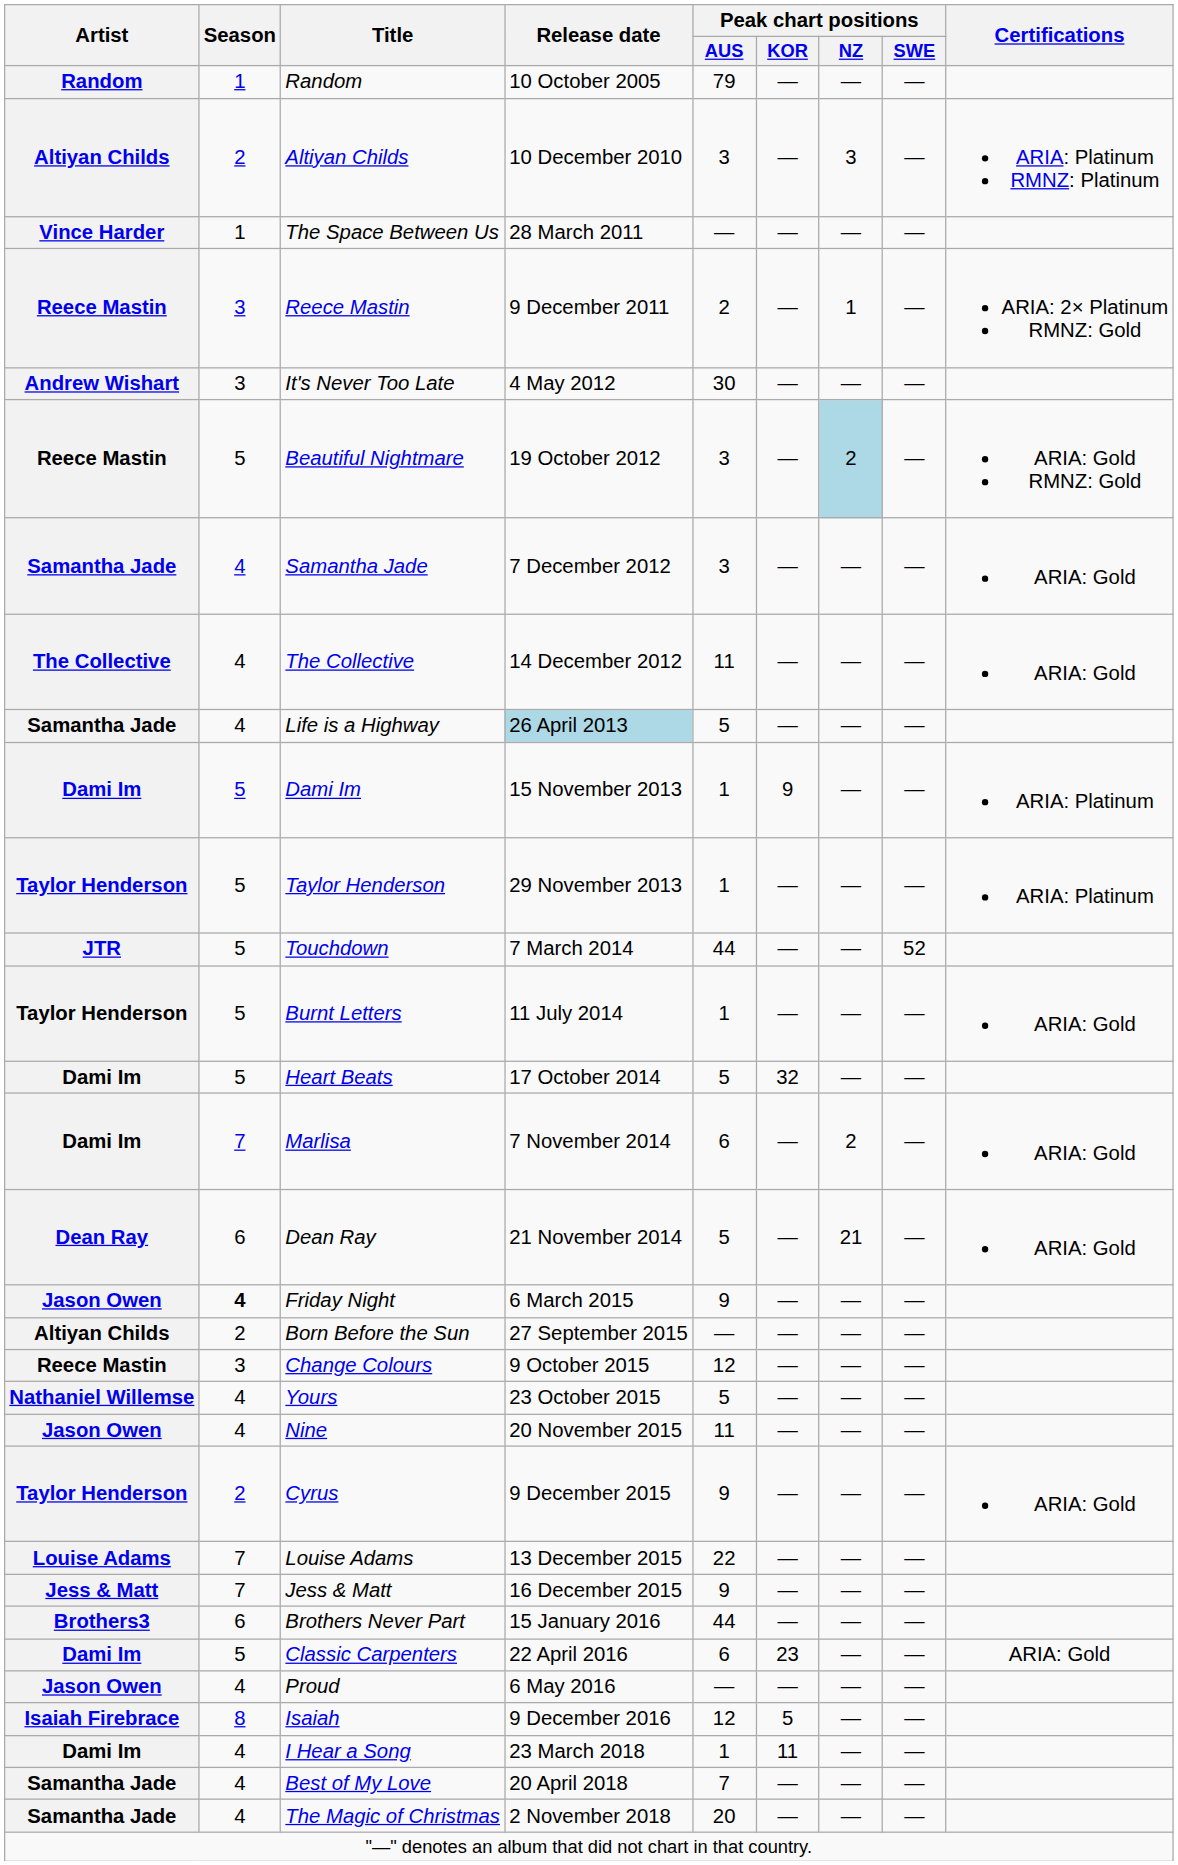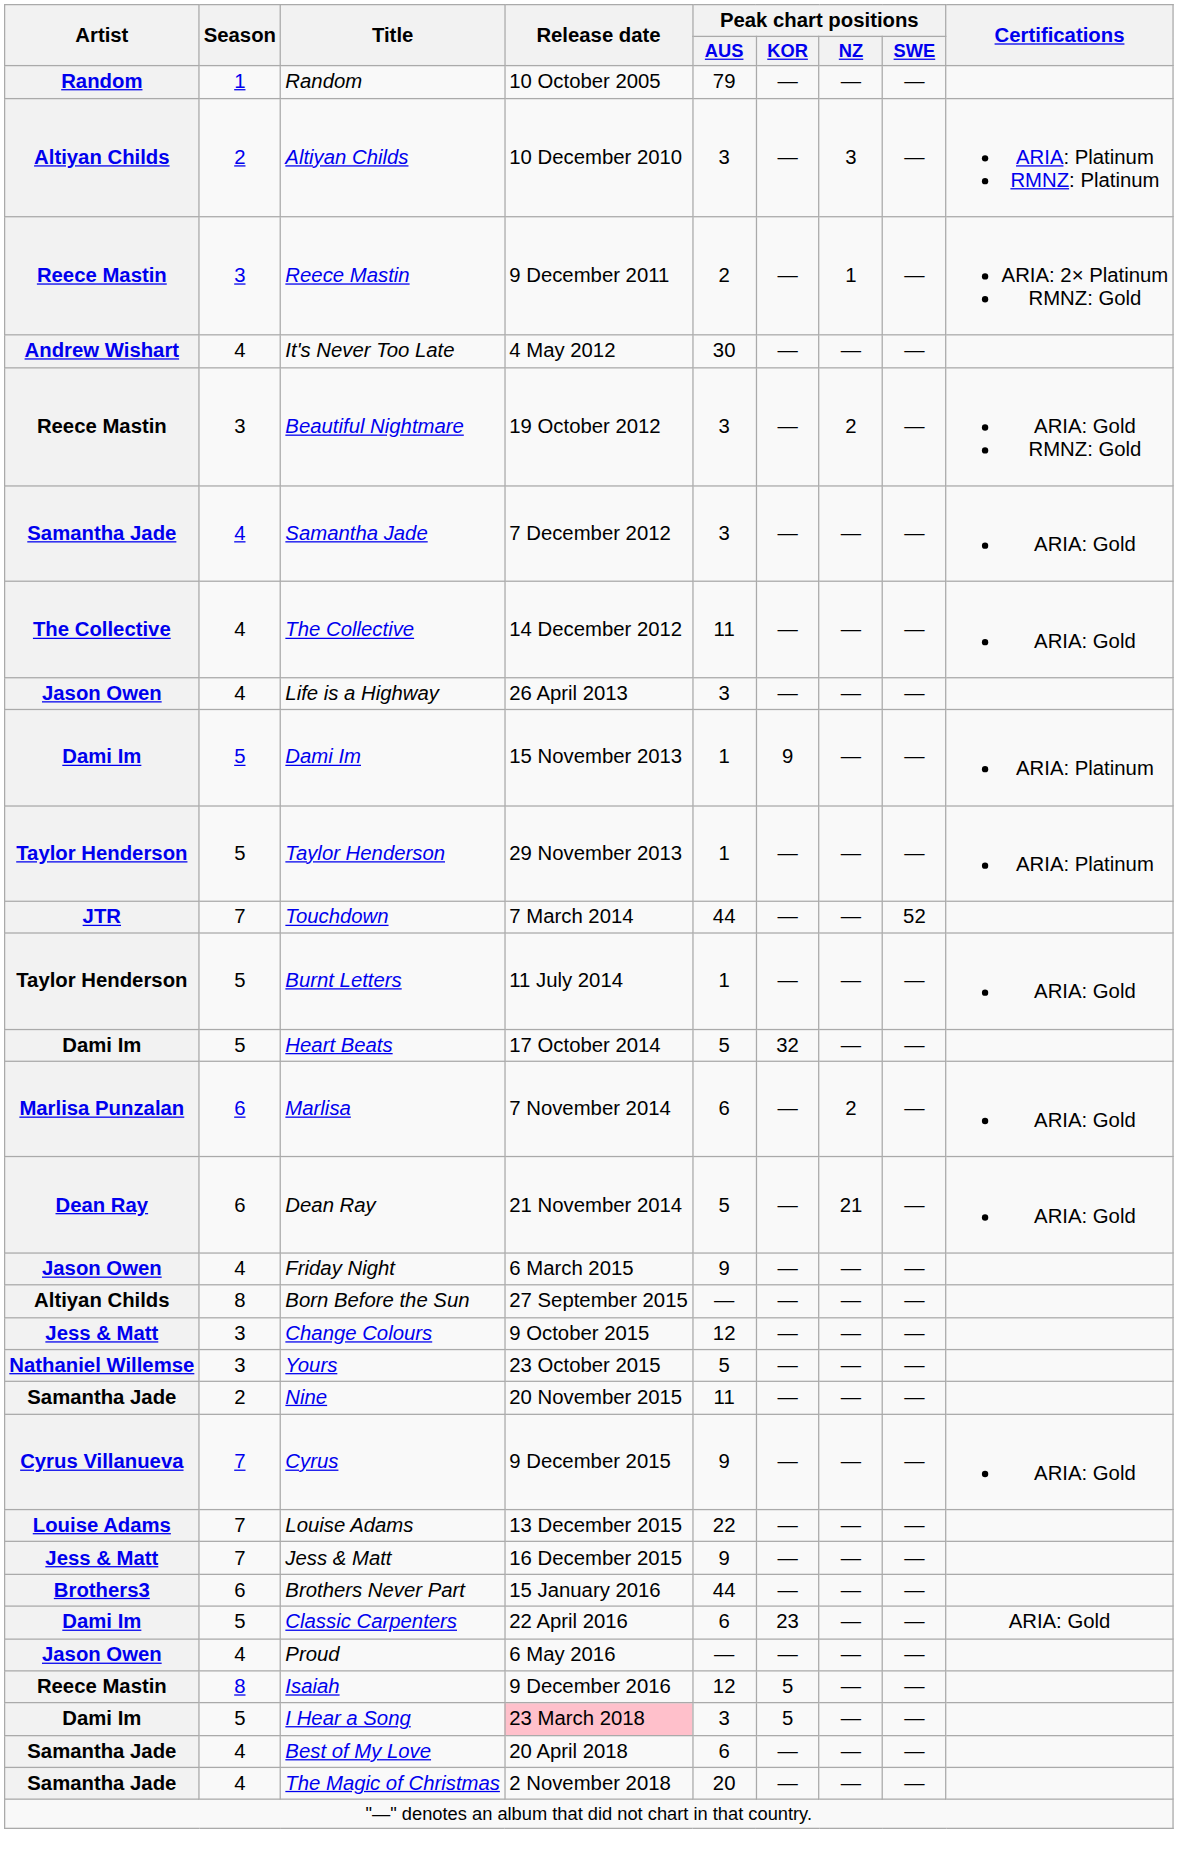- row: (392, 232)
(240, 383) 3 -> (240, 351) 4
(240, 458) 5 -> (240, 426) 3
(851, 458) lightblue background -> (851, 426) no background
(102, 725) Samantha Jade -> (102, 693) Jason Owen
(569, 725) lightblue background -> (569, 693) no background
(724, 725) 5 -> (724, 693) 3
(240, 949) 5 -> (240, 917) 7
(102, 1141) Dami Im -> (102, 1109) Marlisa Punzalan
(240, 1141) 7 -> (240, 1109) 6
(240, 1300) bold -> (240, 1268) normal
(240, 1333) 2 -> (240, 1300) 8
(102, 1365) Reece Mastin -> (102, 1333) Jess & Matt
(240, 1397) 4 -> (240, 1365) 3
(102, 1429) Jason Owen -> (102, 1397) Samantha Jade
(240, 1429) 4 -> (240, 1397) 2
(102, 1493) Taylor Henderson -> (102, 1461) Cyrus Villanueva
(240, 1493) 2 -> (240, 1461) 7
(102, 1718) Isaiah Firebrace -> (102, 1686) Reece Mastin
(240, 1751) 4 -> (240, 1718) 5
(577, 1751) no background -> (577, 1718) pink background
(724, 1751) 1 -> (724, 1718) 3
(788, 1751) 11 -> (788, 1718) 5
(724, 1783) 7 -> (724, 1751) 6
